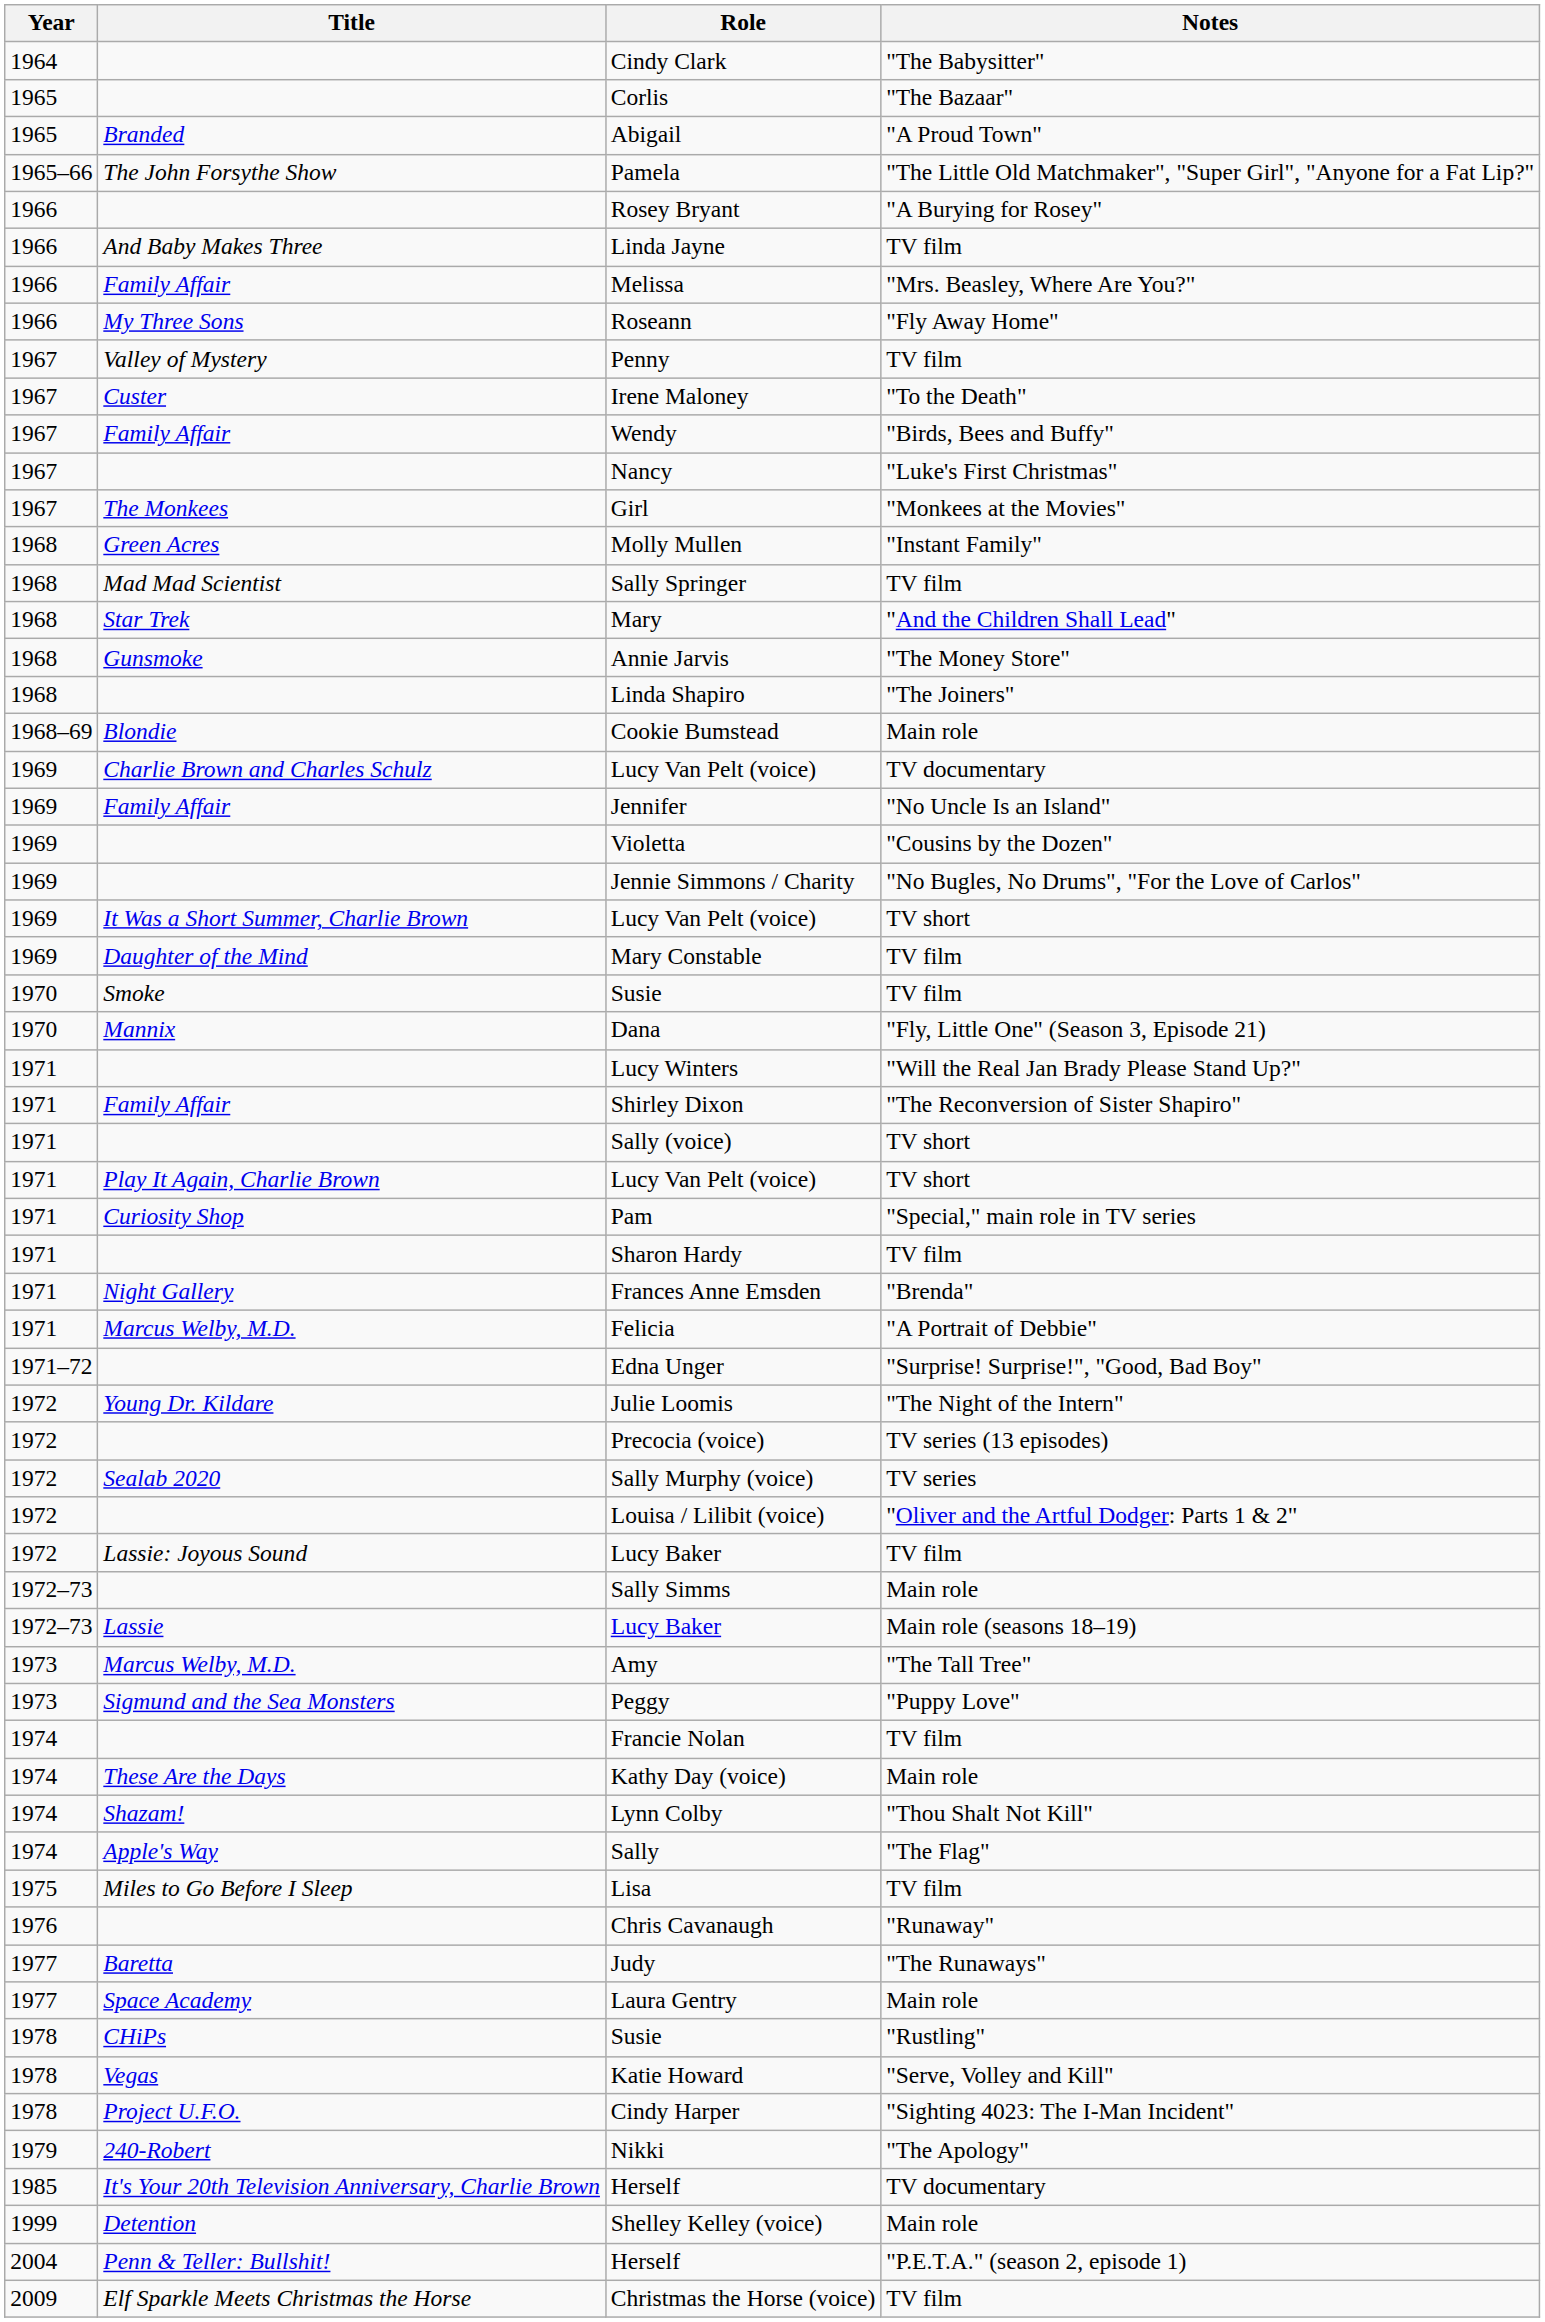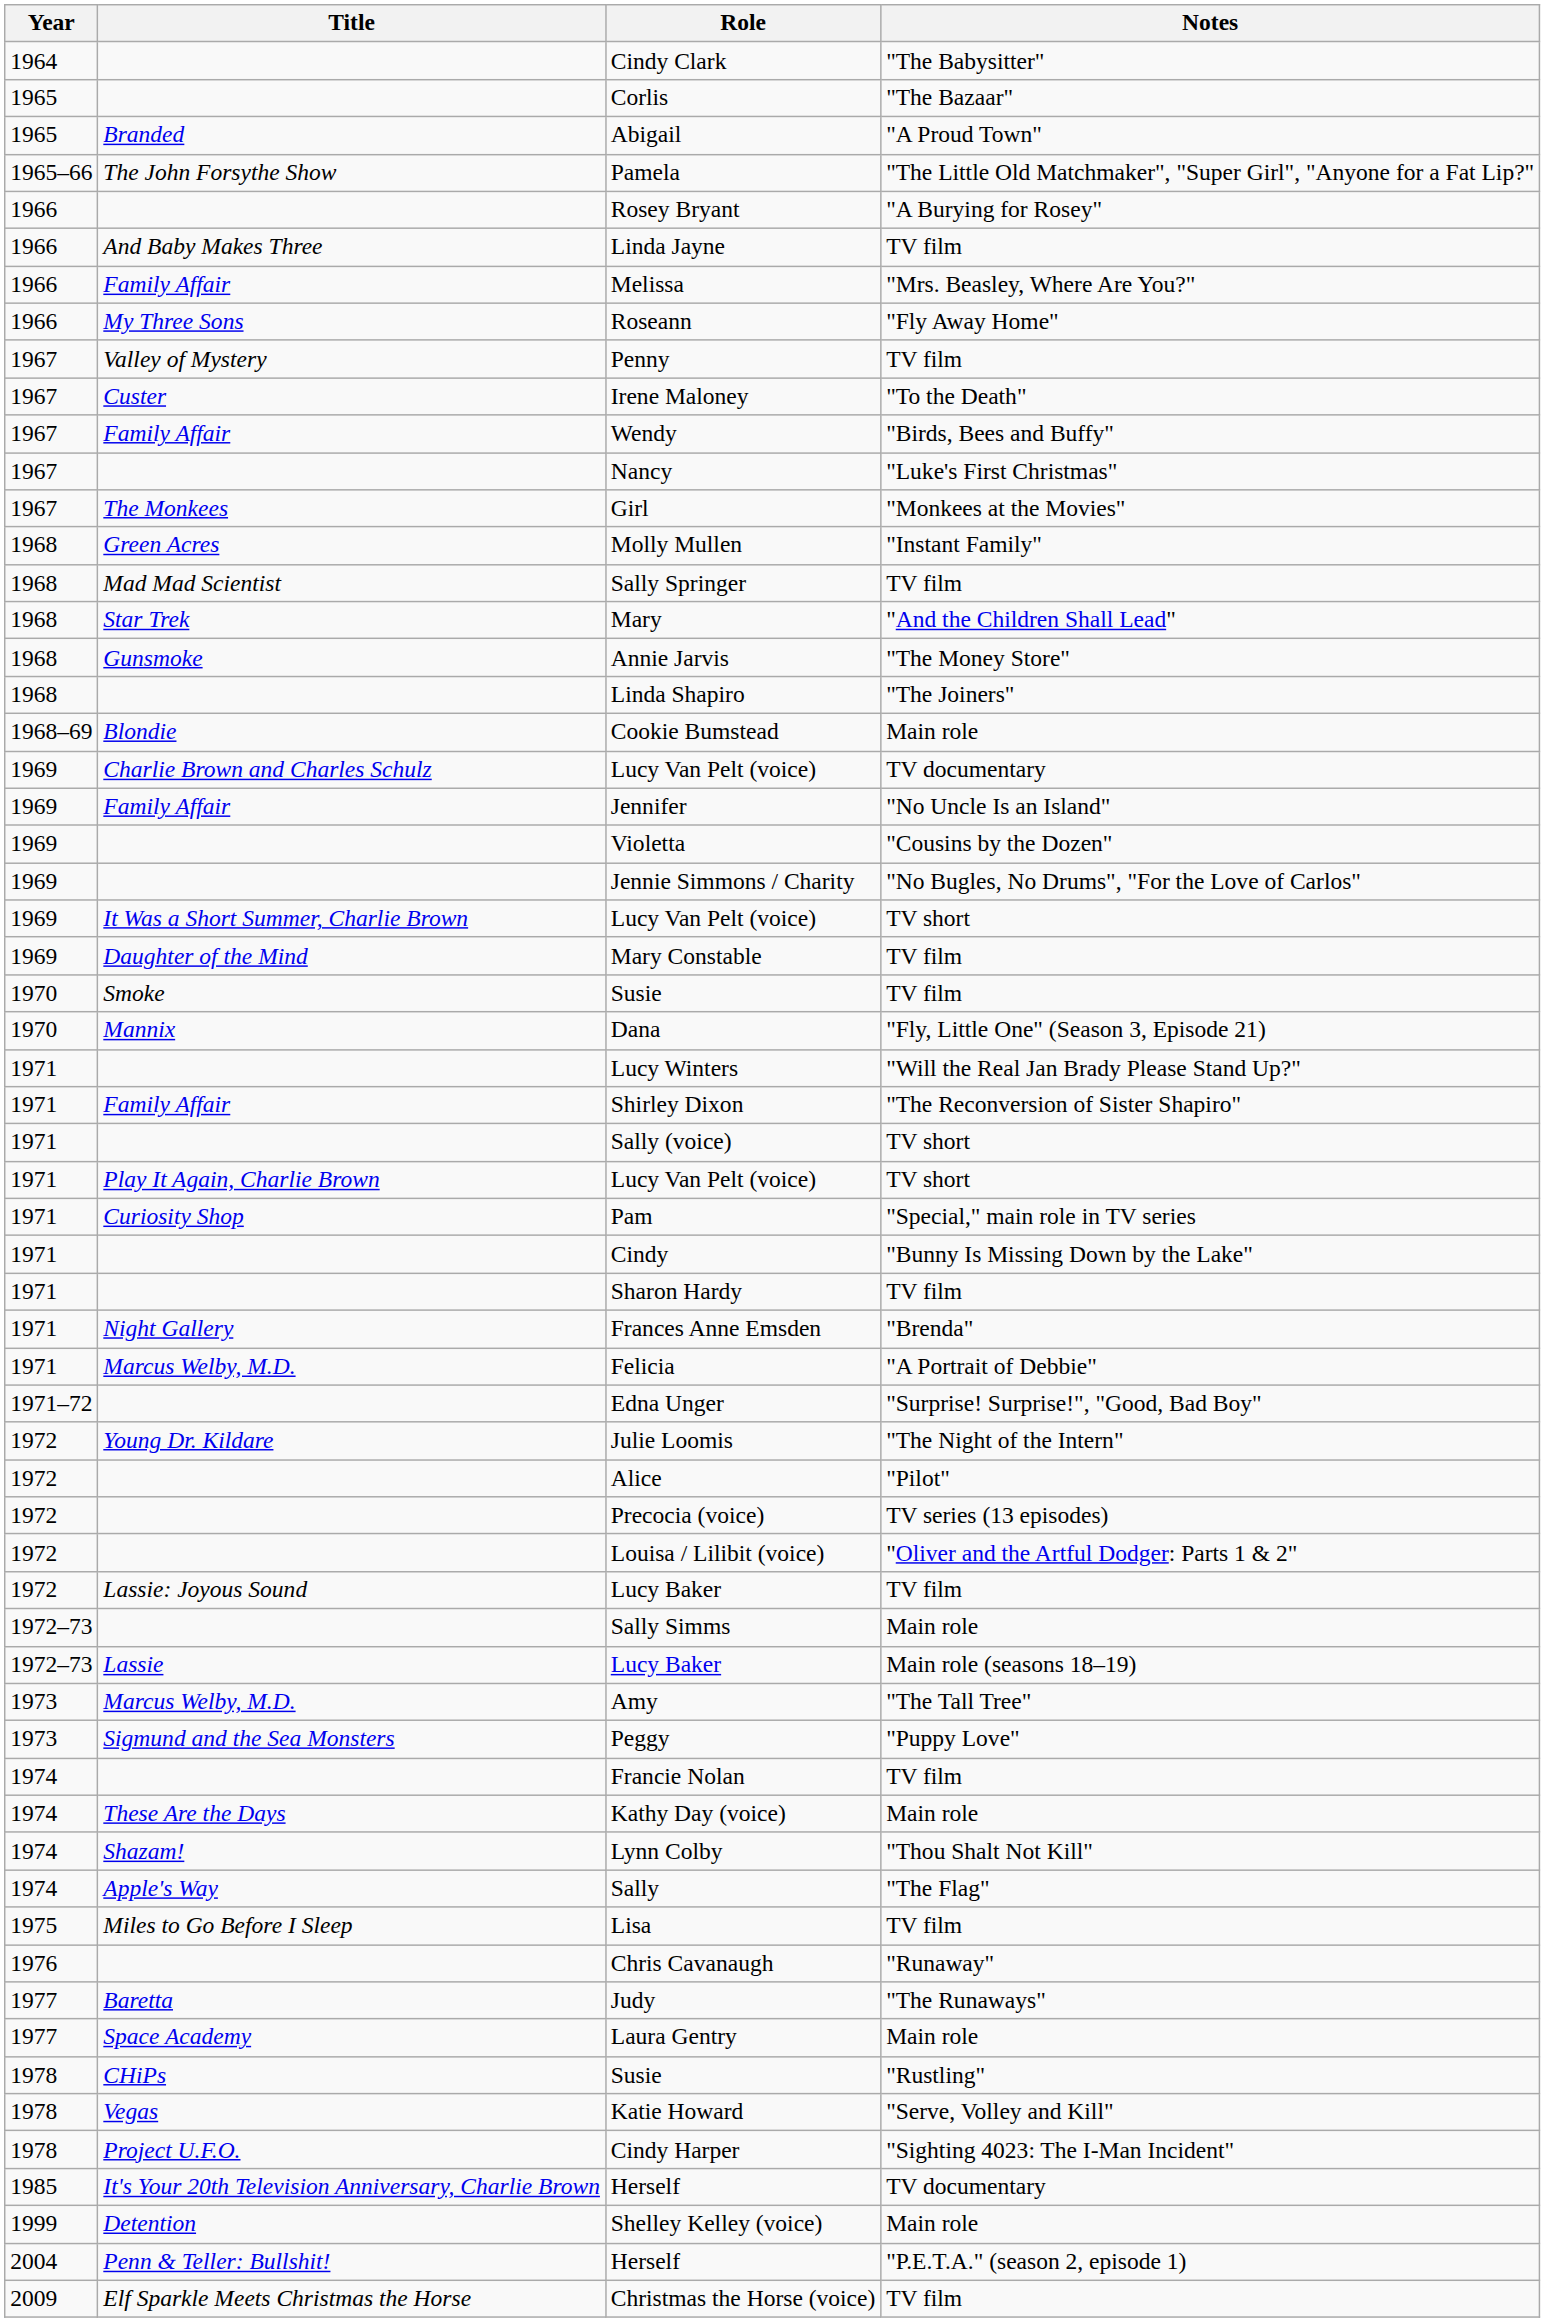+ row: (352, 1254)
+ row: (352, 1478)
- row: (162, 1477)
- row: (157, 2149)
